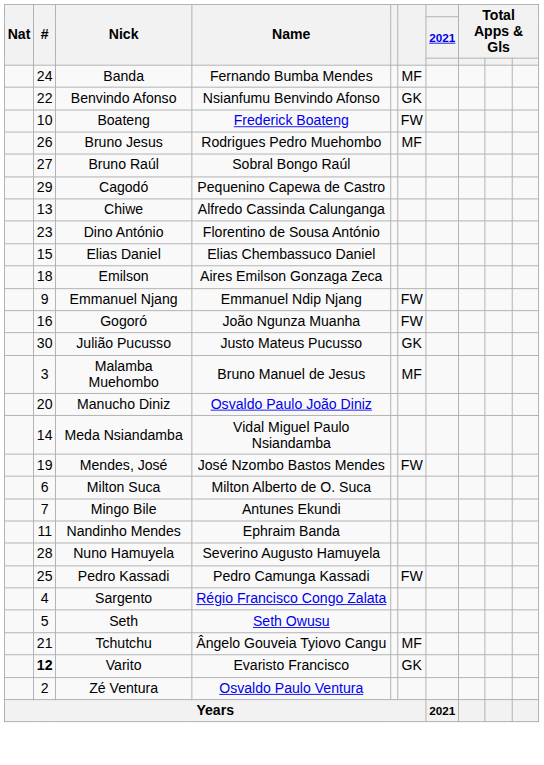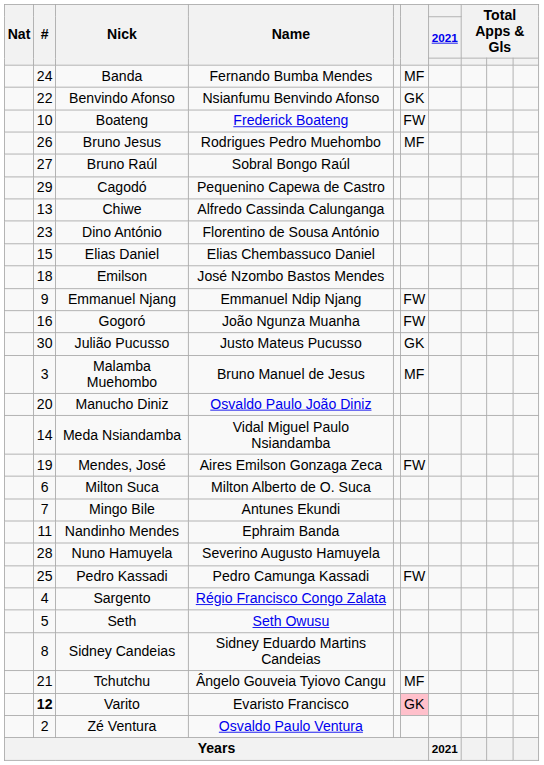(291, 277) Aires Emilson Gonzaga Zeca -> (291, 277) José Nzombo Bastos Mendes
(291, 465) José Nzombo Bastos Mendes -> (291, 465) Aires Emilson Gonzaga Zeca
+ row: (122, 651)
(412, 666) no background -> (414, 704) pink background
